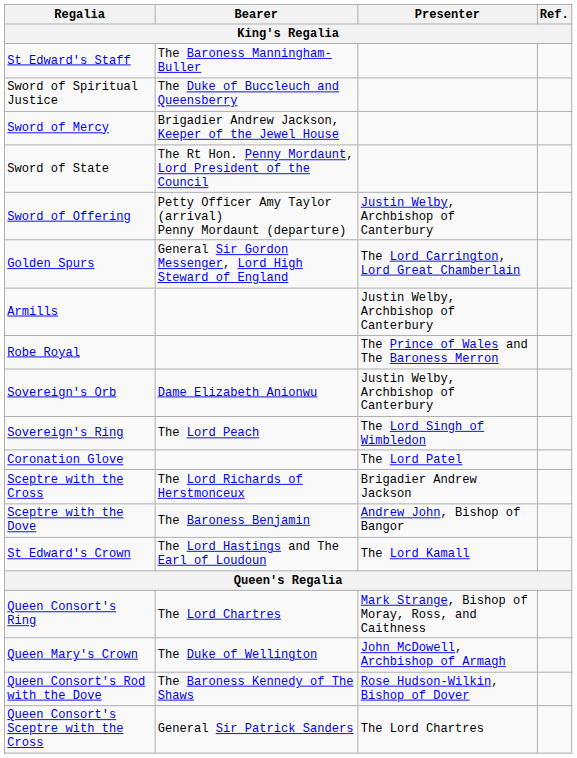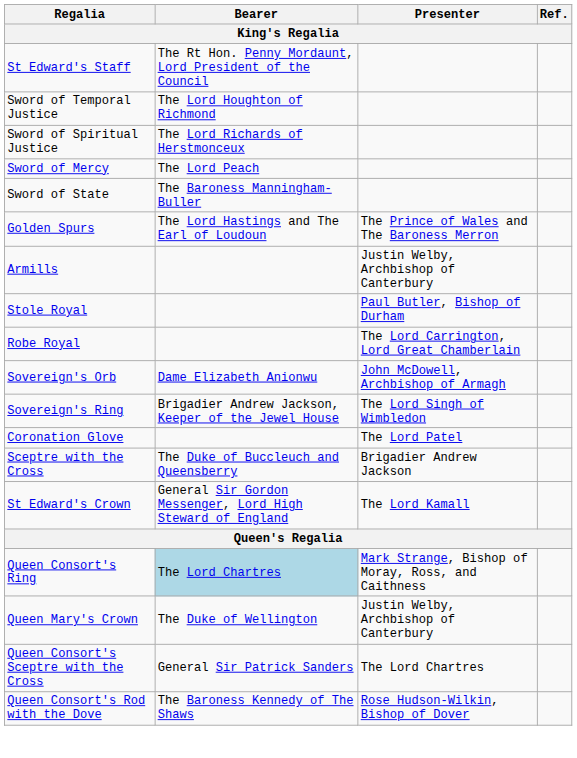(245, 61) The Baroness Manningham-Buller -> (256, 68) The Rt Hon. Penny Mordaunt, Lord President of the Council
+ row: (69, 108)
(248, 94) The Duke of Buccleuch and Queensberry -> (230, 142) The Lord Richards of Herstmonceux
(248, 128) Brigadier Andrew Jackson, Keeper of the Jewel House -> (208, 169) The Lord Peach
(256, 169) The Rt Hon. Penny Mordaunt, Lord President of the Council -> (245, 195) The Baroness Manningham-Buller
- row: (69, 216)
(230, 264) General Sir Gordon Messenger, Lord High Steward of England -> (248, 229) The Lord Hastings and The Earl of Loudoun
(441, 264) The Lord Carrington, Lord Great Chamberlain -> (444, 229) The Prince of Wales and The Baroness Merron
+ row: (47, 310)
(444, 352) The Prince of Wales and The Baroness Merron -> (441, 344) The Lord Carrington, Lord Great Chamberlain
(408, 393) Justin Welby, Archbishop of Canterbury -> (433, 378) John McDowell, Archbishop of Armagh
(208, 433) The Lord Peach -> (248, 411) Brigadier Andrew Jackson, Keeper of the Jewel House
(230, 487) The Lord Richards of Herstmonceux -> (248, 465) The Duke of Buccleuch and Queensberry
- row: (65, 520)
(248, 554) The Lord Hastings and The Earl of Loudoun -> (230, 505) General Sir Gordon Messenger, Lord High Steward of England
(219, 614) no background -> (219, 572) lightblue background
(433, 655) John McDowell, Archbishop of Armagh -> (408, 620) Justin Welby, Archbishop of Canterbury
rows swapped: (65, 729) <-> (76, 689)
